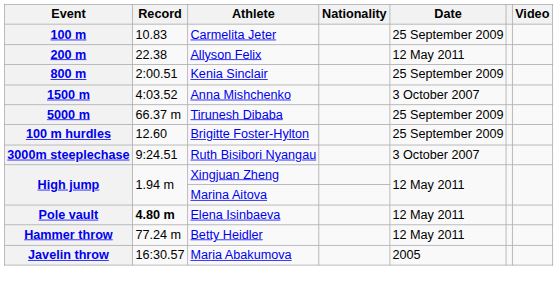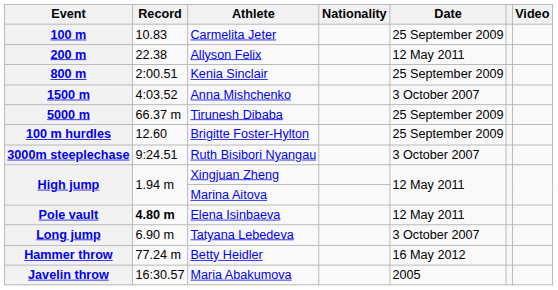+ row: (68, 235)
(429, 235) 12 May 2011 -> (429, 255) 16 May 2012
